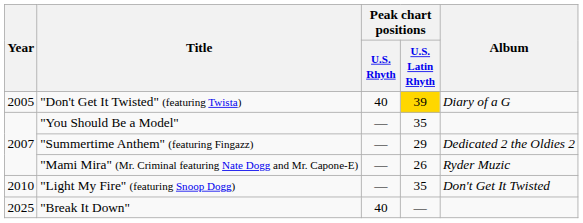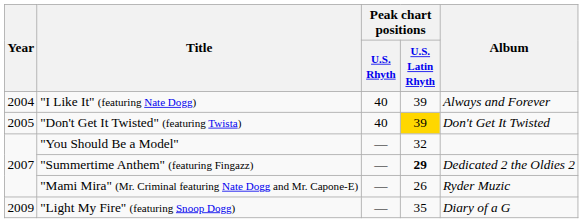+ row: (118, 101)
(477, 101) Diary of a G -> (496, 123) Don't Get It Twisted
(420, 123) 35 -> (420, 144) 32
(420, 144) normal -> (420, 165) bold
(21, 186) 2010 -> (21, 207) 2009
(496, 186) Don't Get It Twisted -> (477, 207) Diary of a G
- row: (85, 207)
